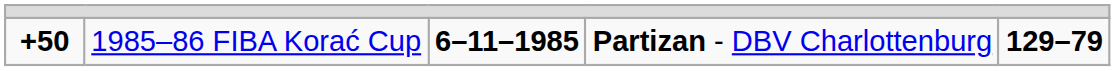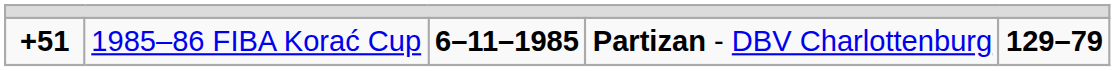(45, 41) +50 -> (45, 41) +51
